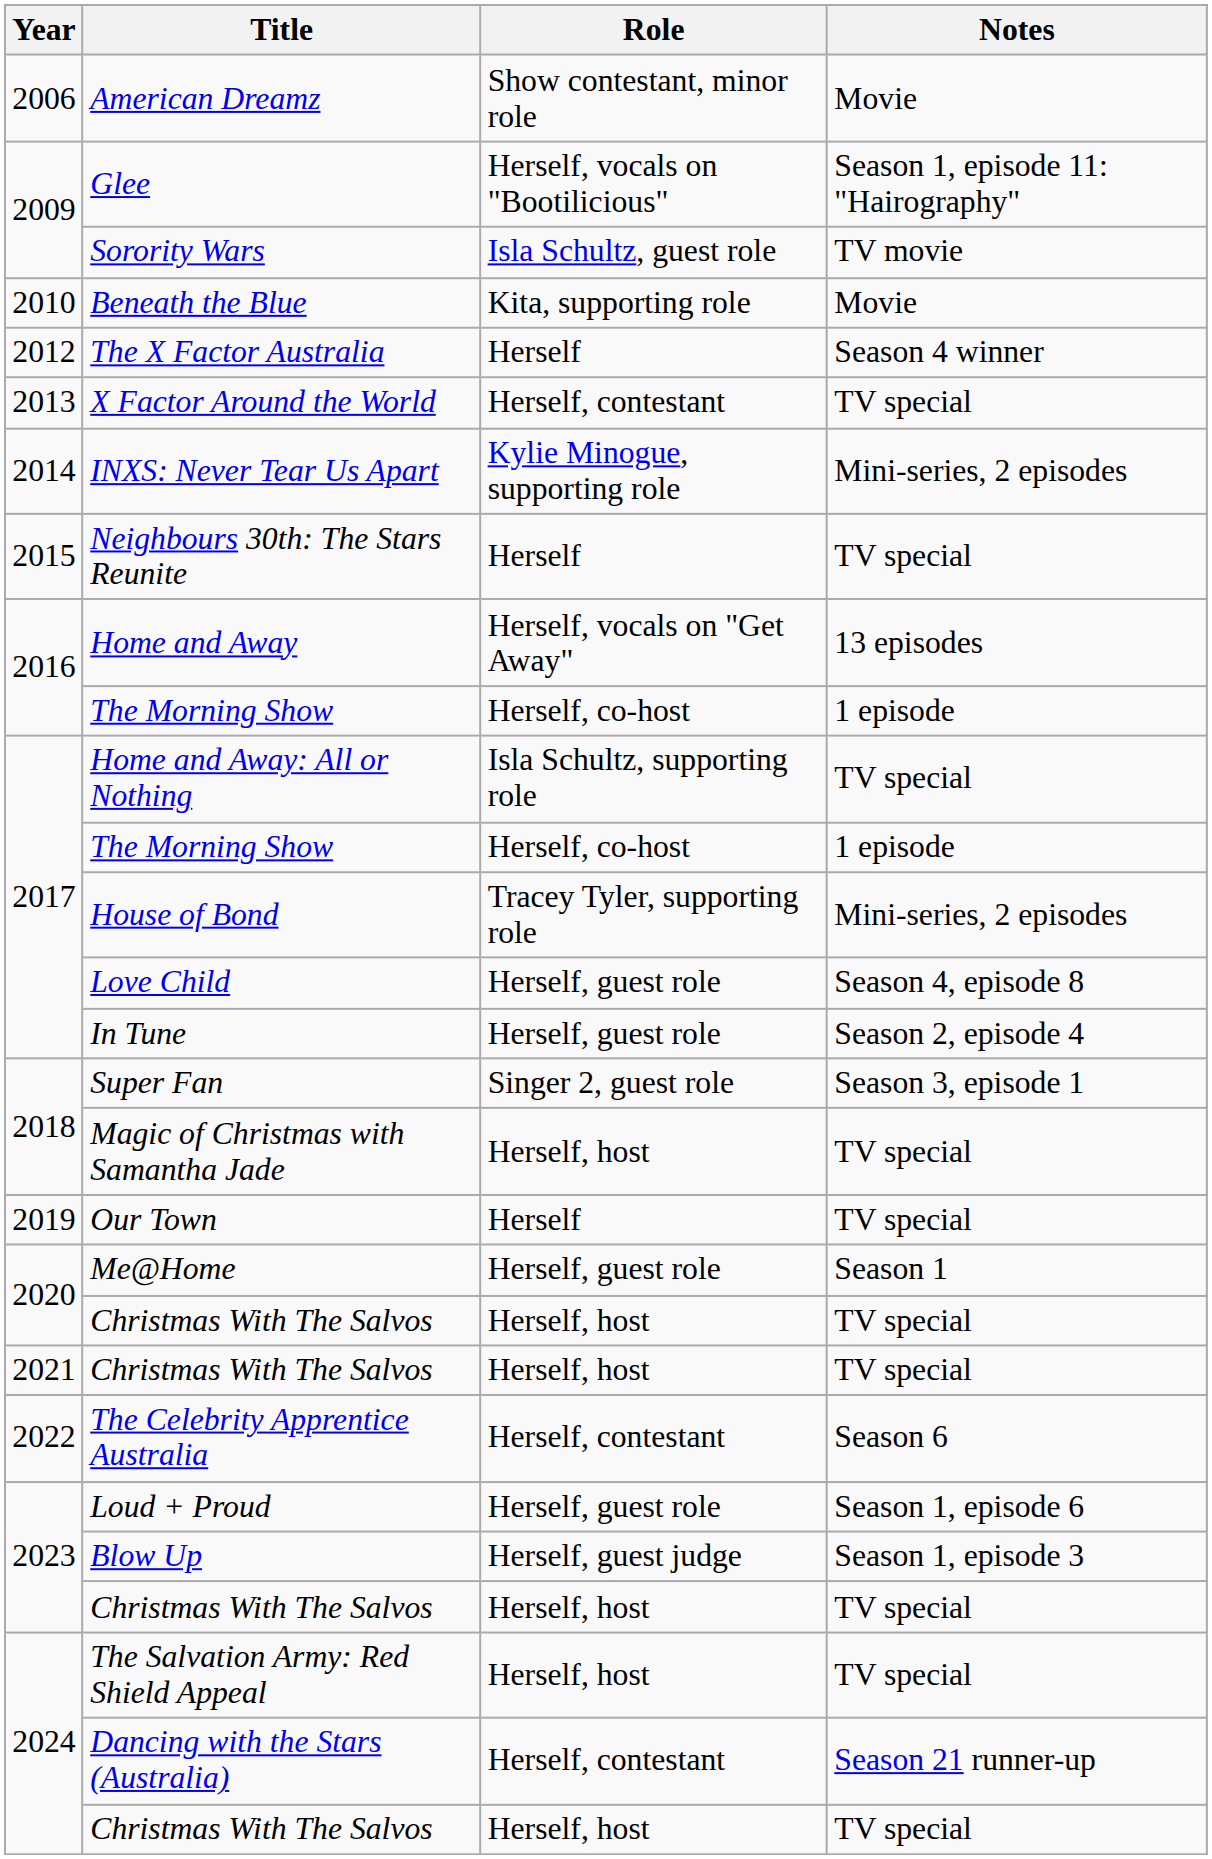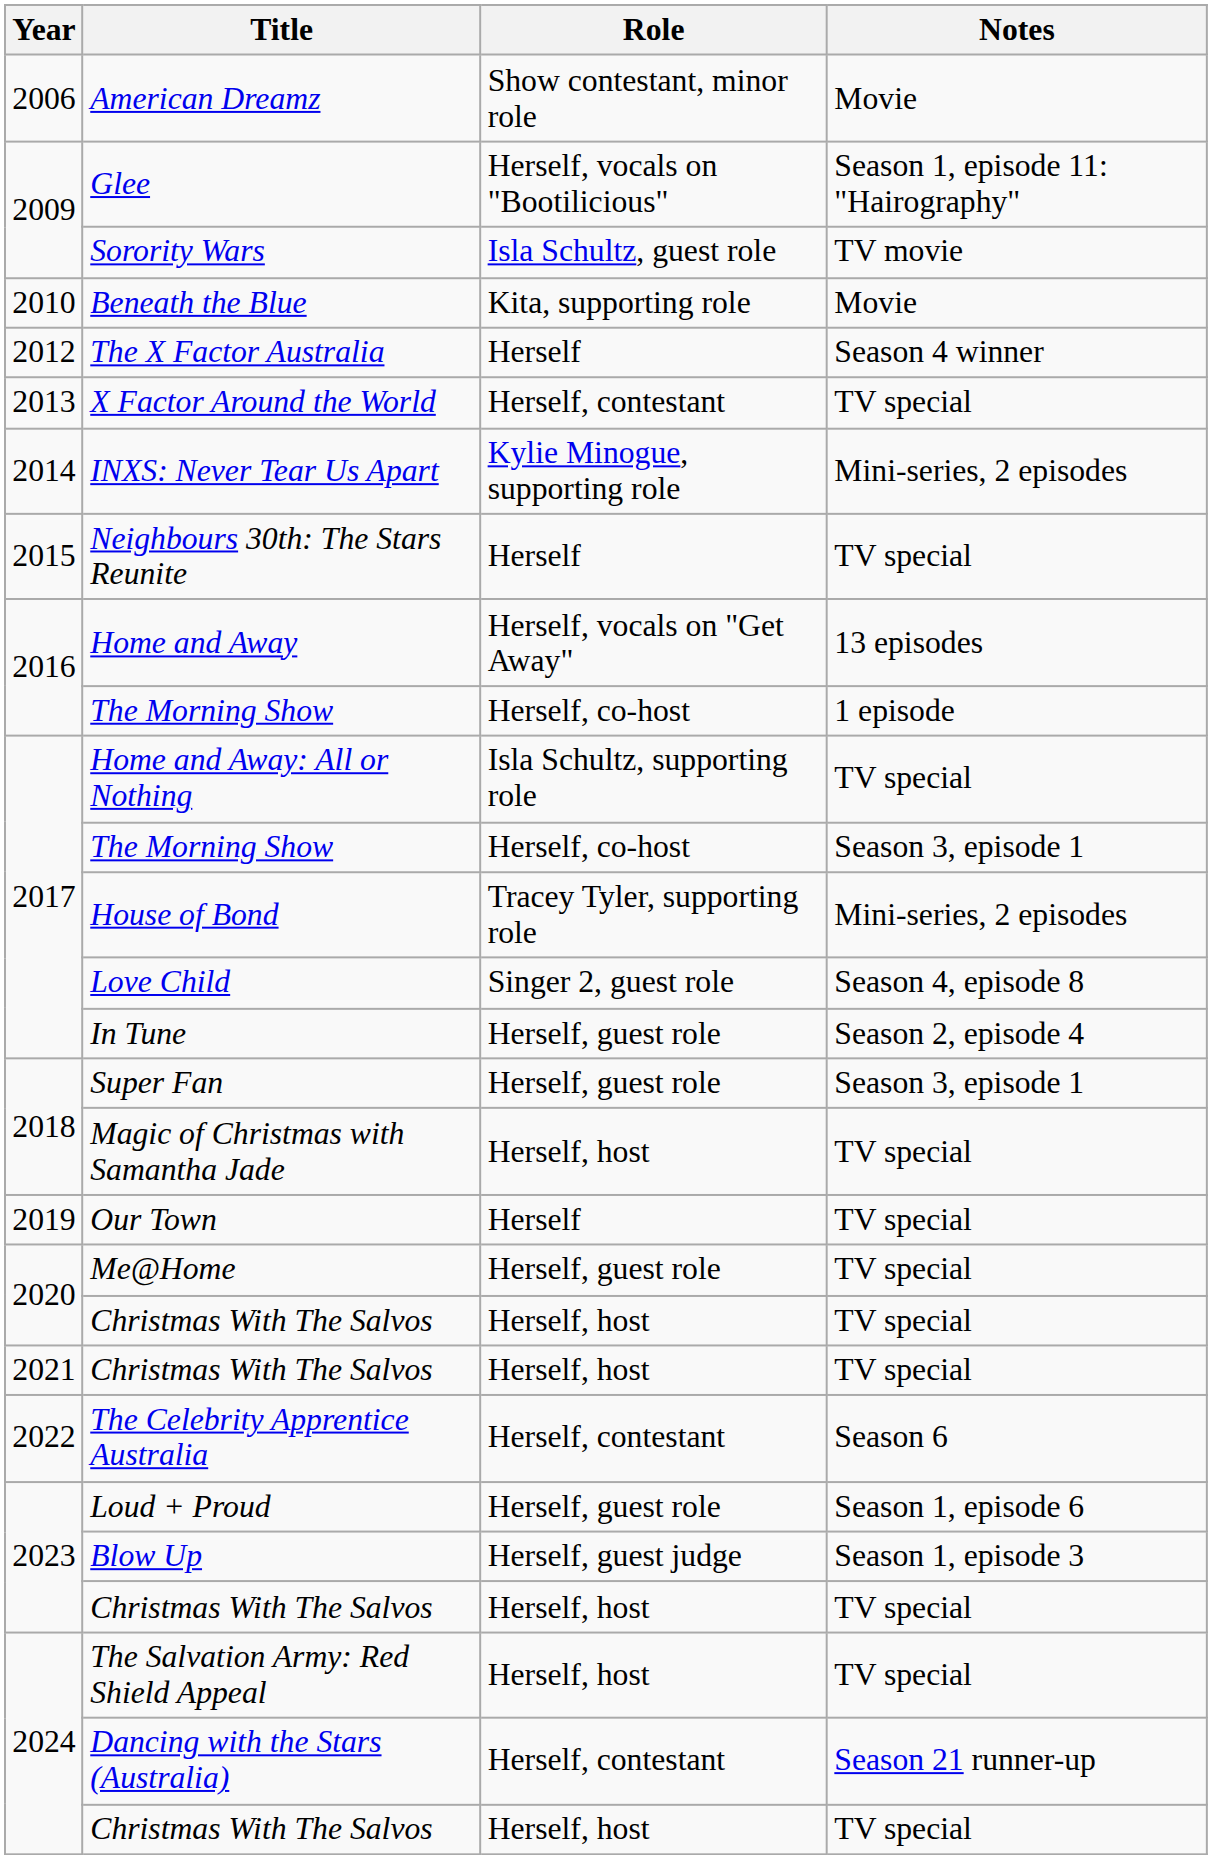(895, 846) 1 episode -> (959, 846) Season 3, episode 1
(604, 982) Herself, guest role -> (611, 982) Singer 2, guest role
(611, 1082) Singer 2, guest role -> (604, 1082) Herself, guest role
(891, 1269) Season 1 -> (903, 1269) TV special
